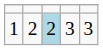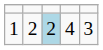(70, 28) 3 -> (70, 28) 4
